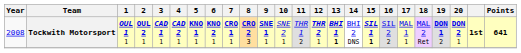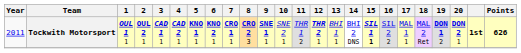(15, 32) 2008 -> (15, 32) 2011
(336, 32) bold -> (336, 32) normal
(500, 32) 641 -> (500, 32) 626
